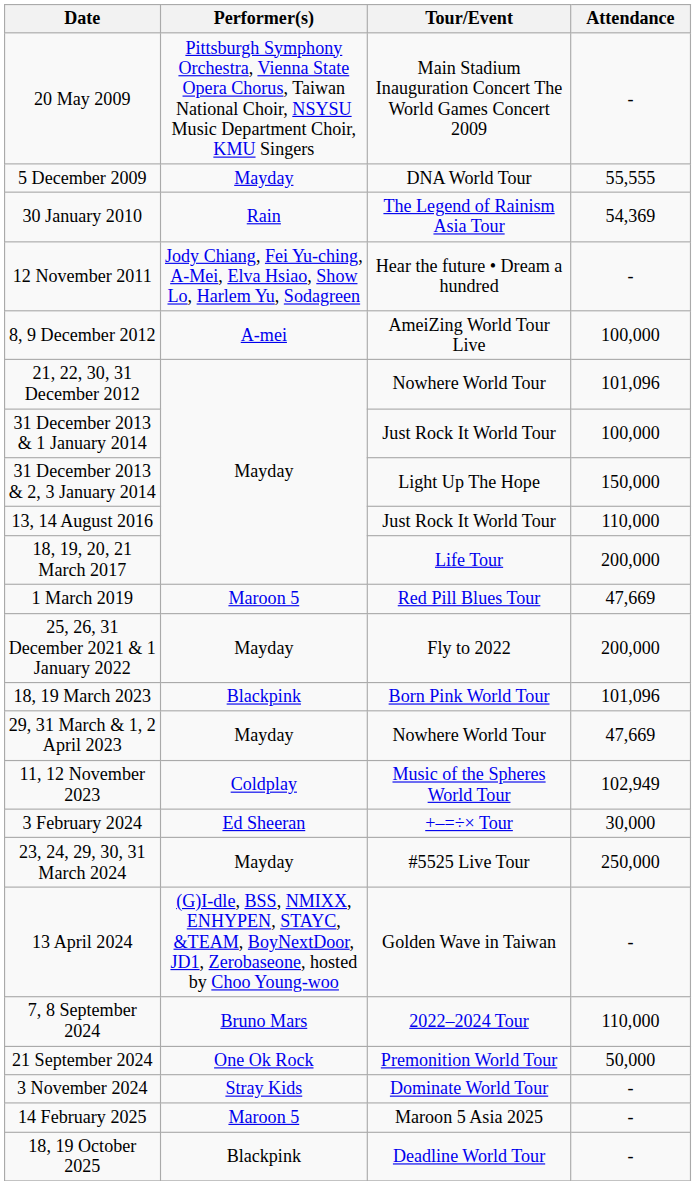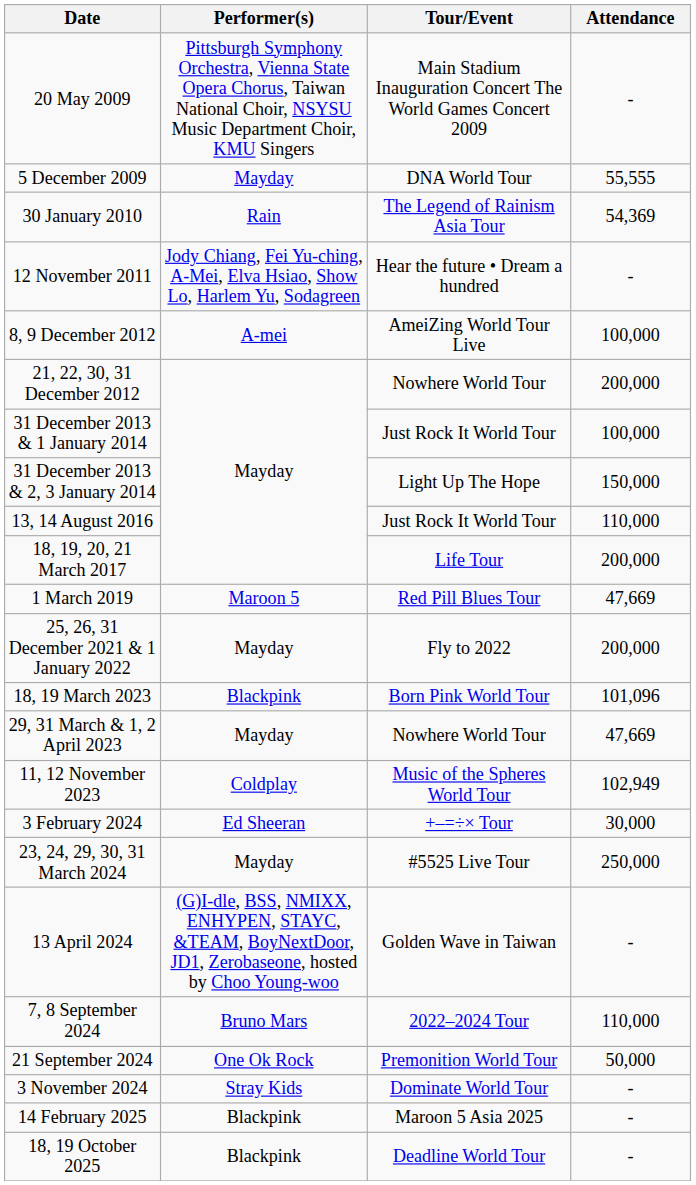(630, 384) 101,096 -> (630, 384) 200,000
(264, 1117) Maroon 5 -> (264, 1117) Blackpink
